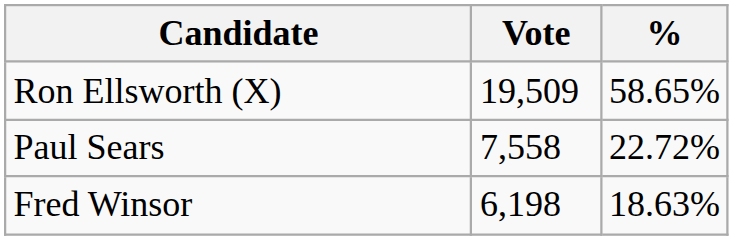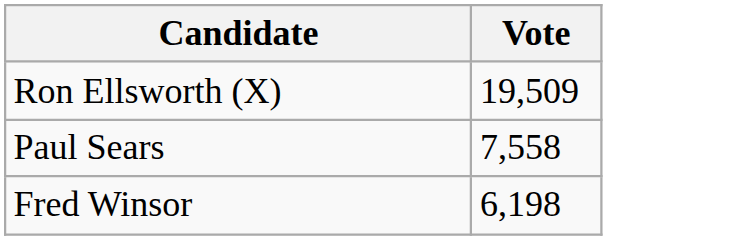- column: (665, 33)
